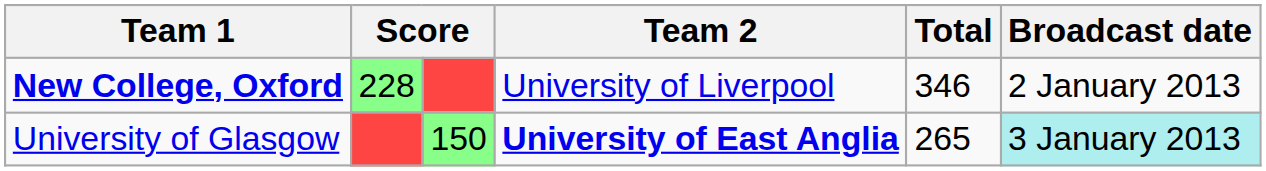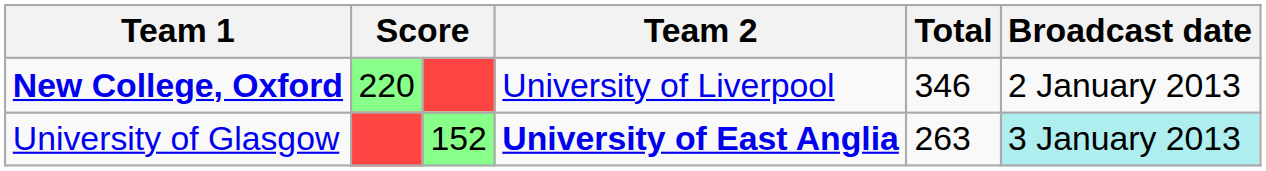(387, 84) 228 -> (387, 84) 220
(459, 138) 150 -> (459, 138) 152
(943, 138) 265 -> (943, 138) 263
